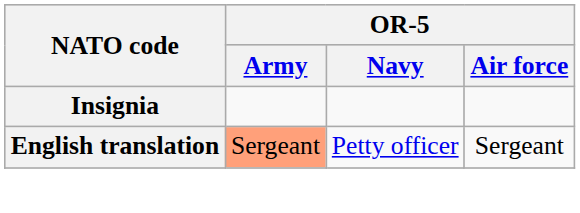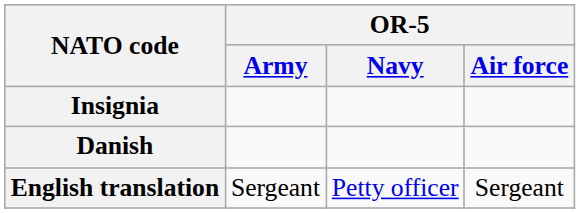+ row: (115, 146)
(275, 146) lightsalmon background -> (275, 187) no background
